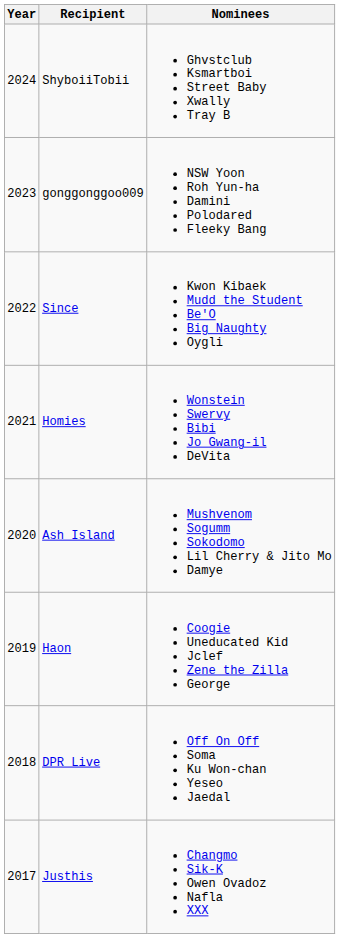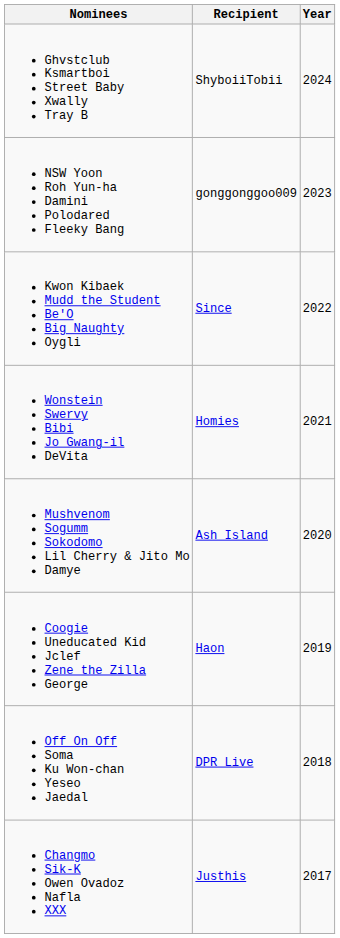columns swapped: (22, 14) <-> (241, 14)
